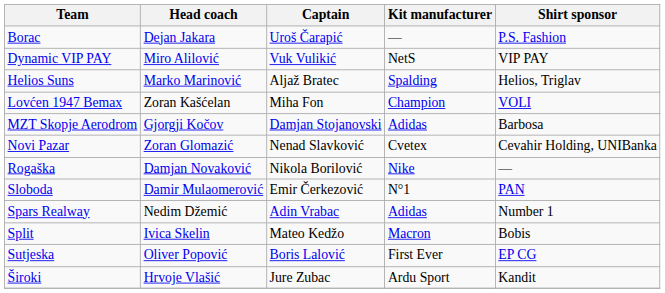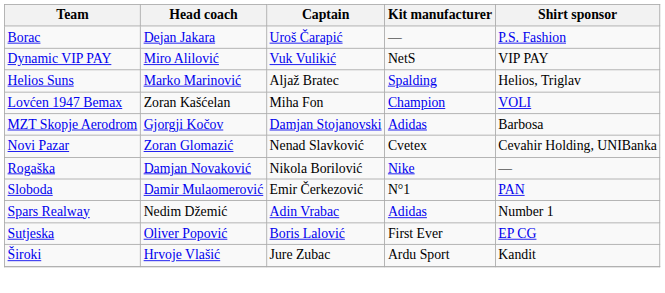- row: (21, 233)
